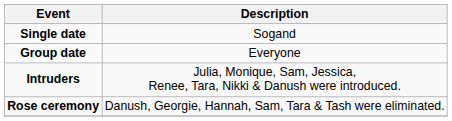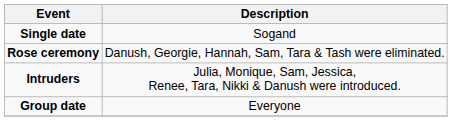rows swapped: (53, 53) <-> (53, 106)
